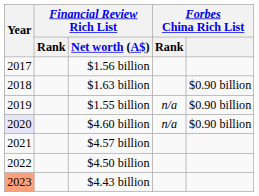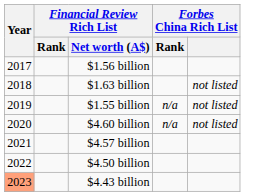(220, 85) $0.90 billion -> (215, 85) not listed
(220, 104) $0.90 billion -> (215, 104) not listed
(19, 124) lavender background -> (19, 124) no background
(220, 124) $0.90 billion -> (215, 124) not listed
